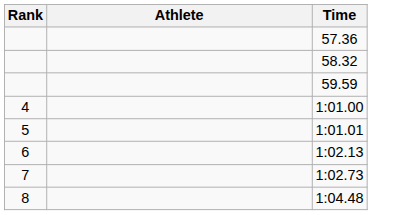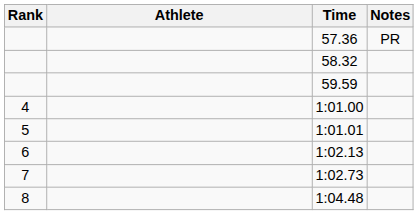+ column: (390, 15)
